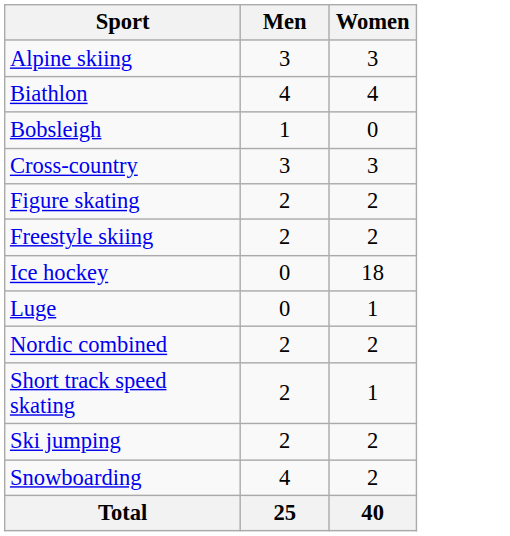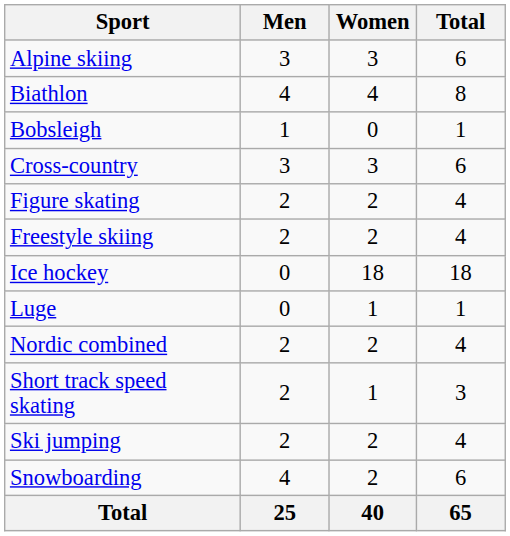+ column: (461, 22)
